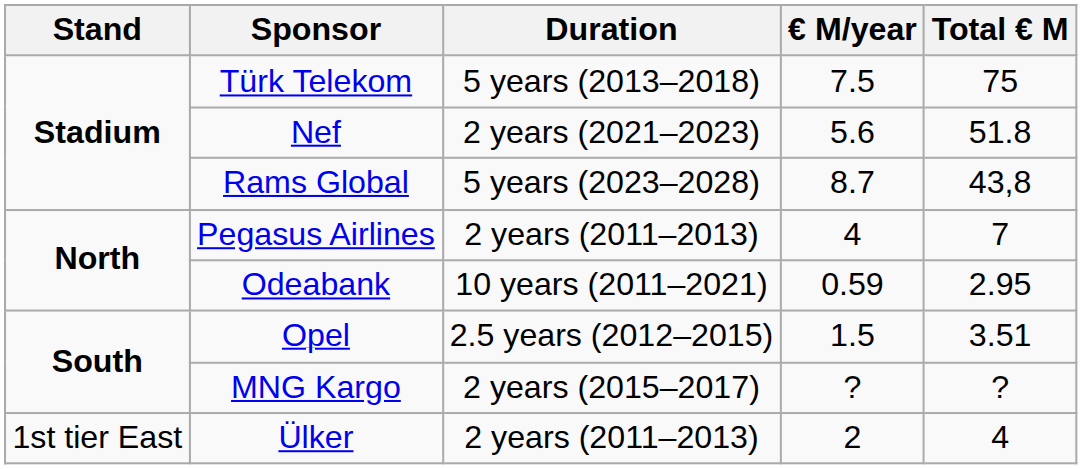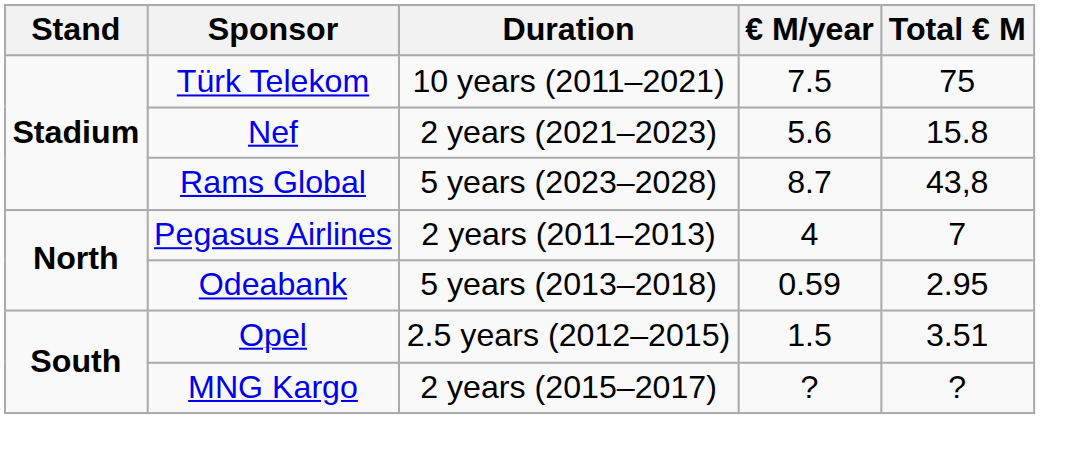(611, 81) 5 years (2013–2018) -> (569, 81) 10 years (2011–2021)
(1000, 132) 51.8 -> (957, 132) 15.8
(611, 285) 10 years (2011–2021) -> (569, 285) 5 years (2013–2018)
- row: (316, 438)
